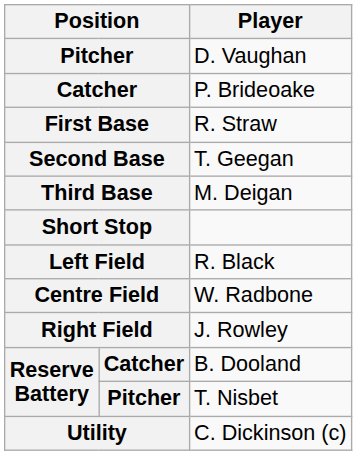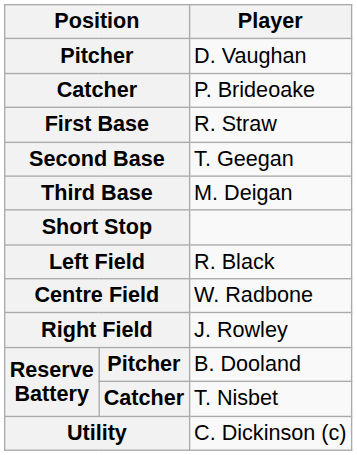(144, 364) Catcher -> (144, 364) Pitcher
(144, 398) Pitcher -> (144, 398) Catcher
